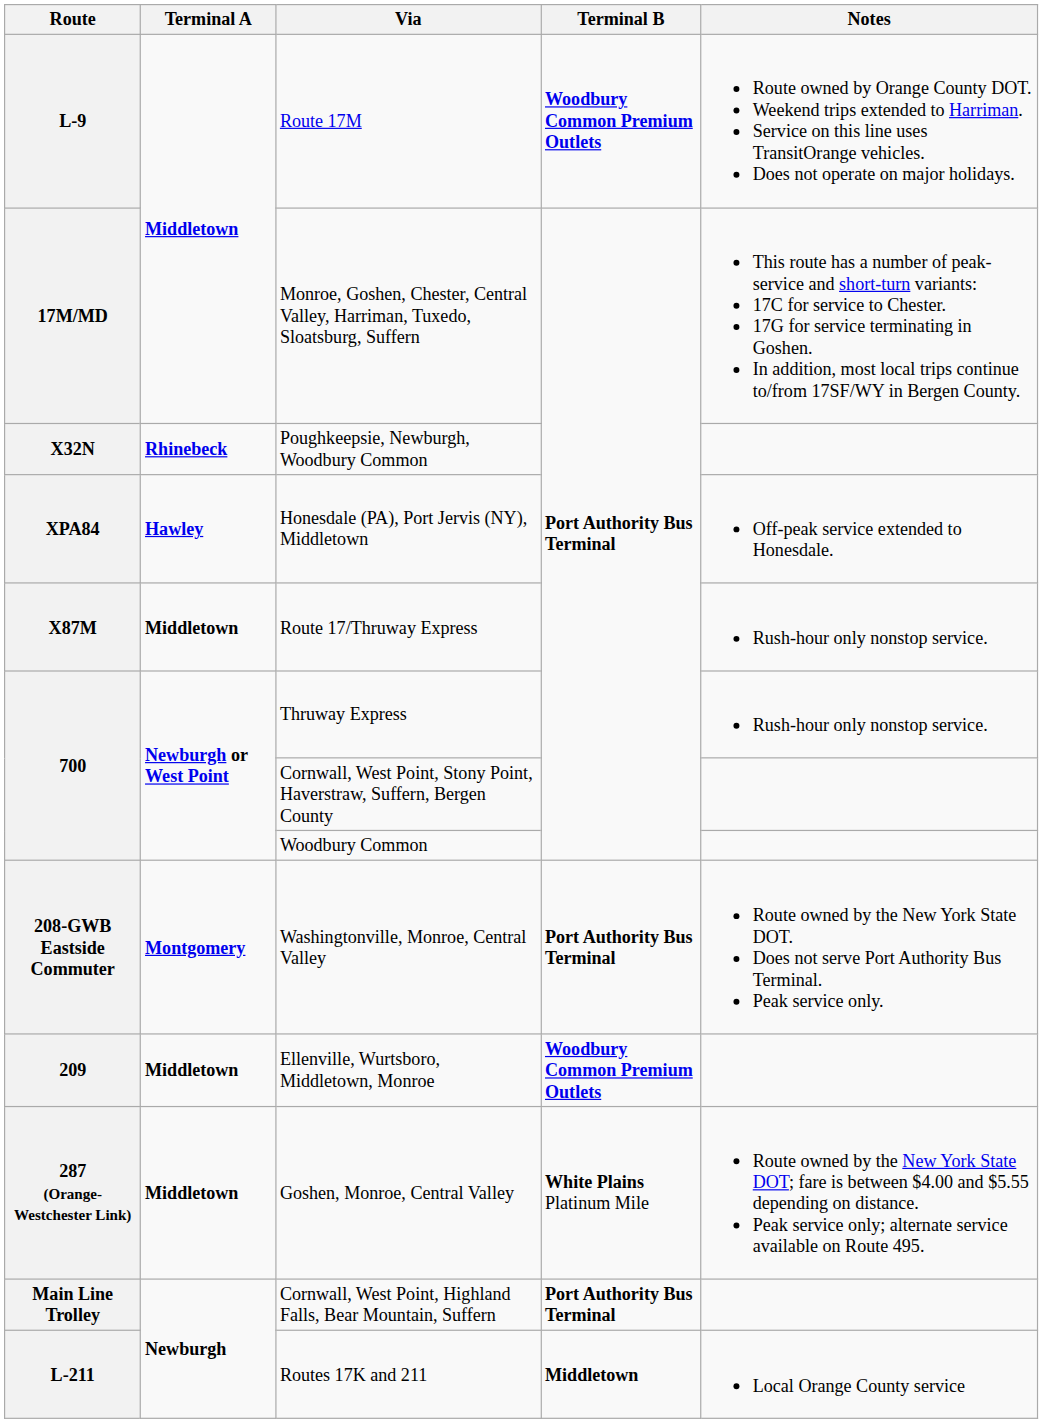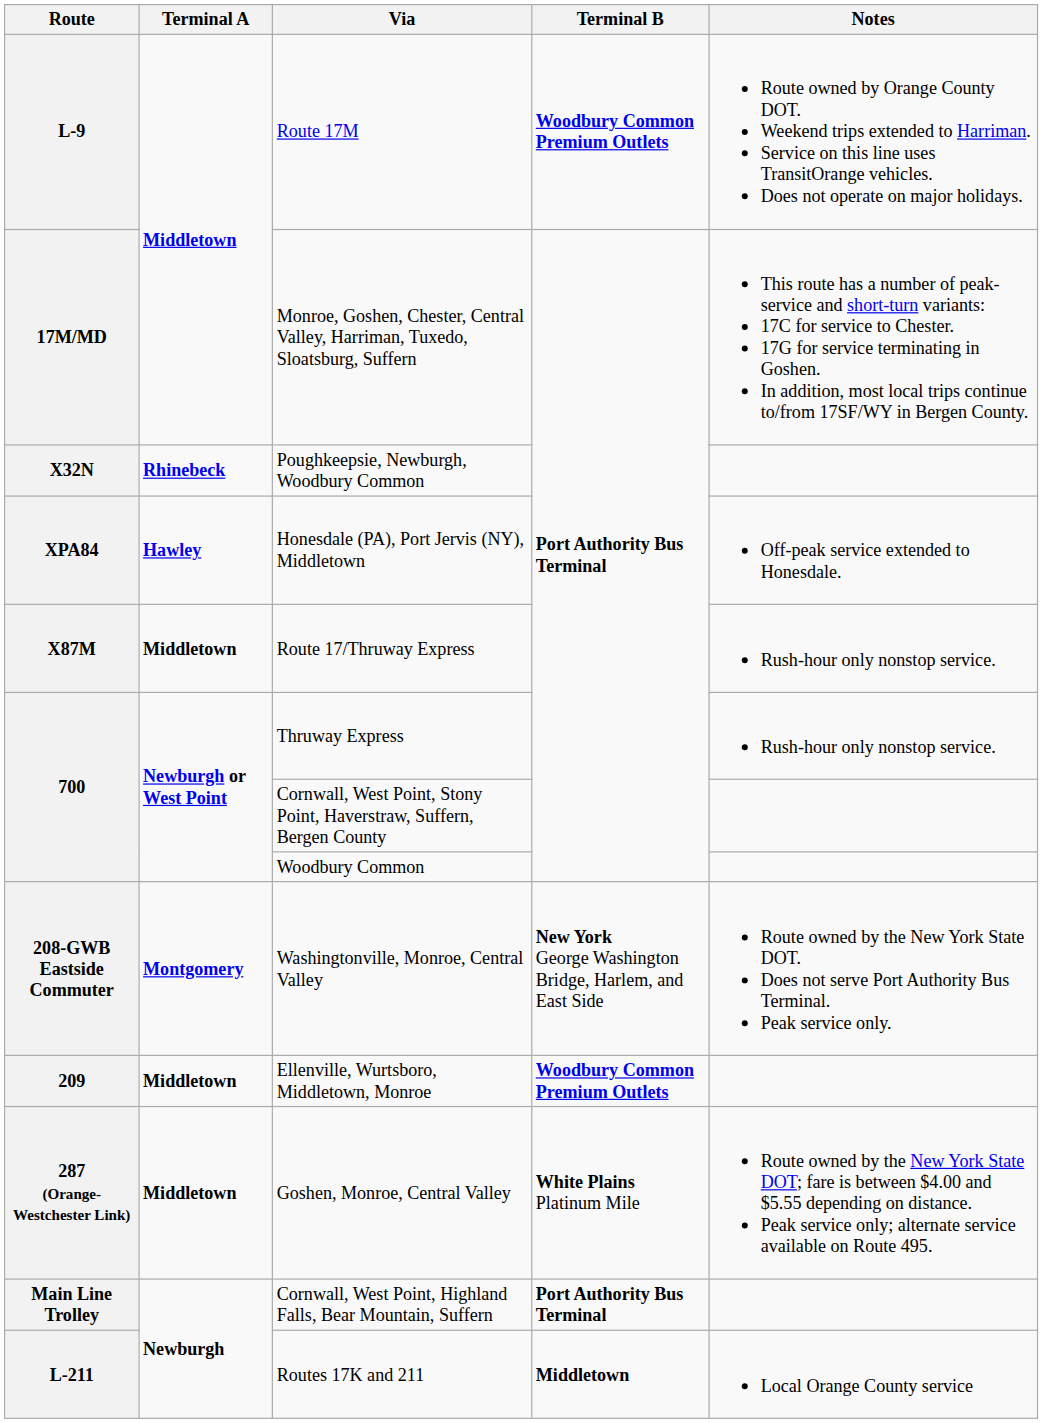(619, 947) Port Authority Bus Terminal -> (610, 968) New York George Washington Bridge, Harlem, and East Side
